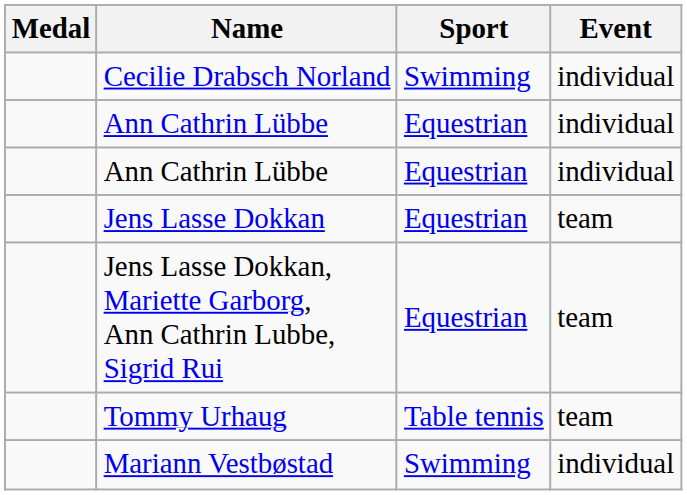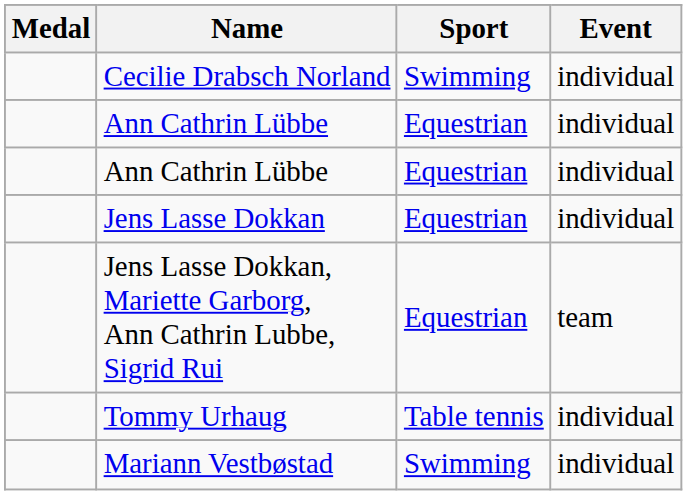(585, 218) team -> (616, 218) individual
(585, 416) team -> (616, 416) individual
